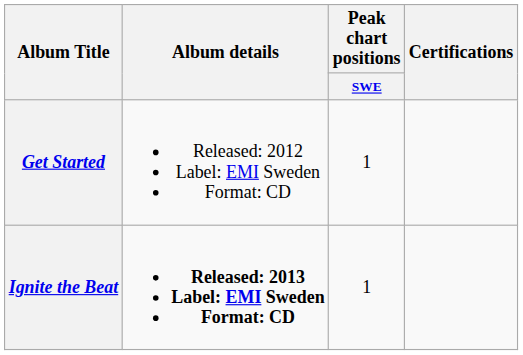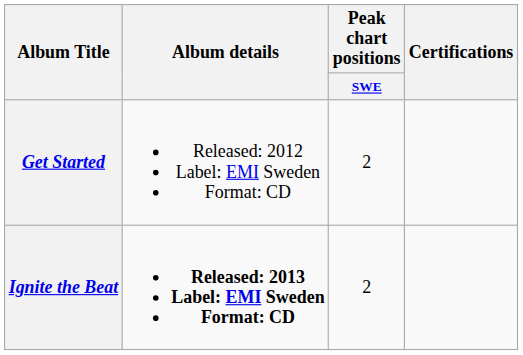(367, 162) 1 -> (367, 162) 2
(367, 286) 1 -> (367, 286) 2
